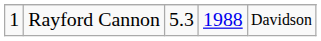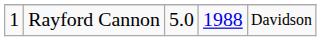(181, 20) 5.3 -> (181, 20) 5.0
